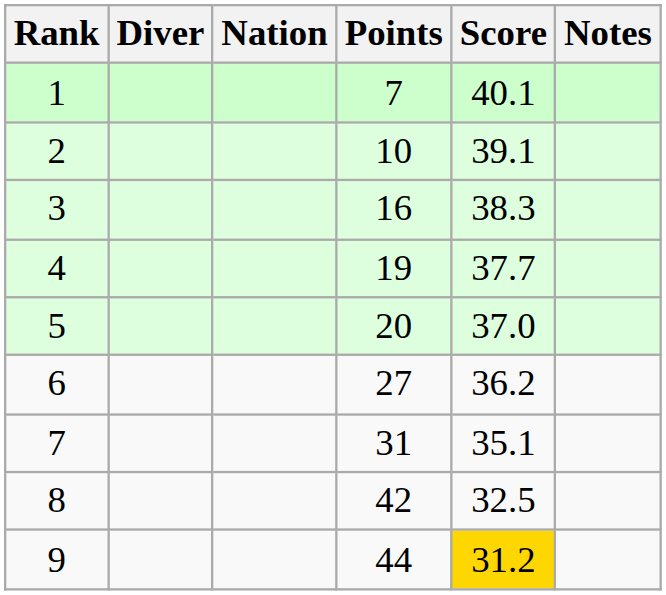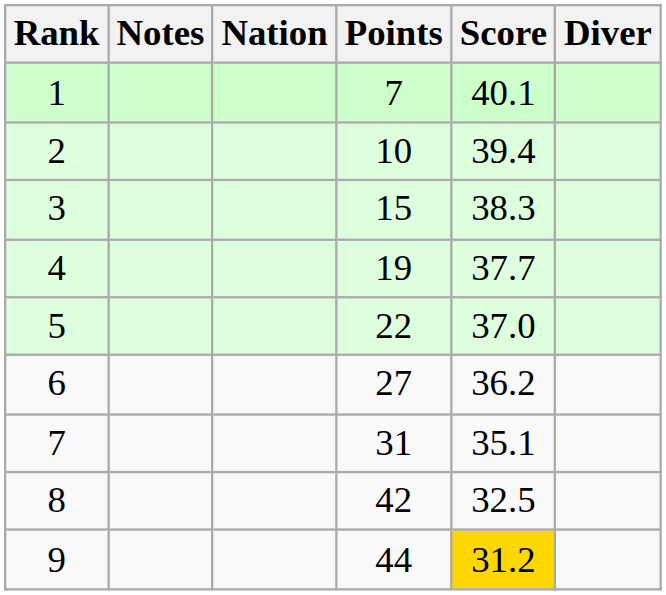columns swapped: (160, 33) <-> (608, 33)
(503, 150) 39.1 -> (503, 150) 39.4
(394, 208) 16 -> (394, 208) 15
(394, 325) 20 -> (394, 325) 22
